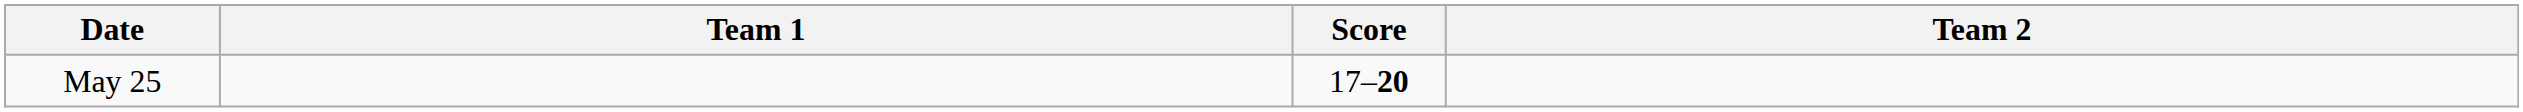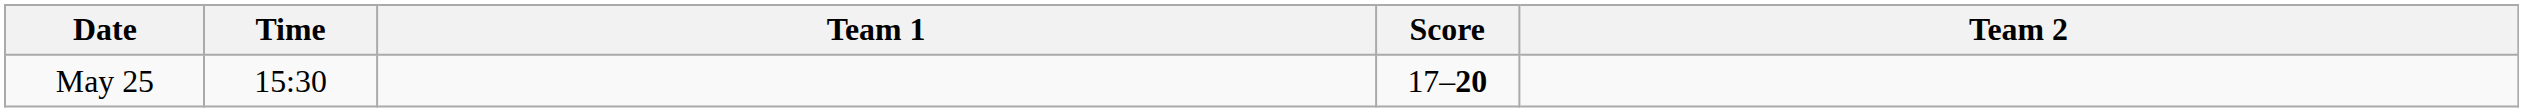+ column: (291, 29)
